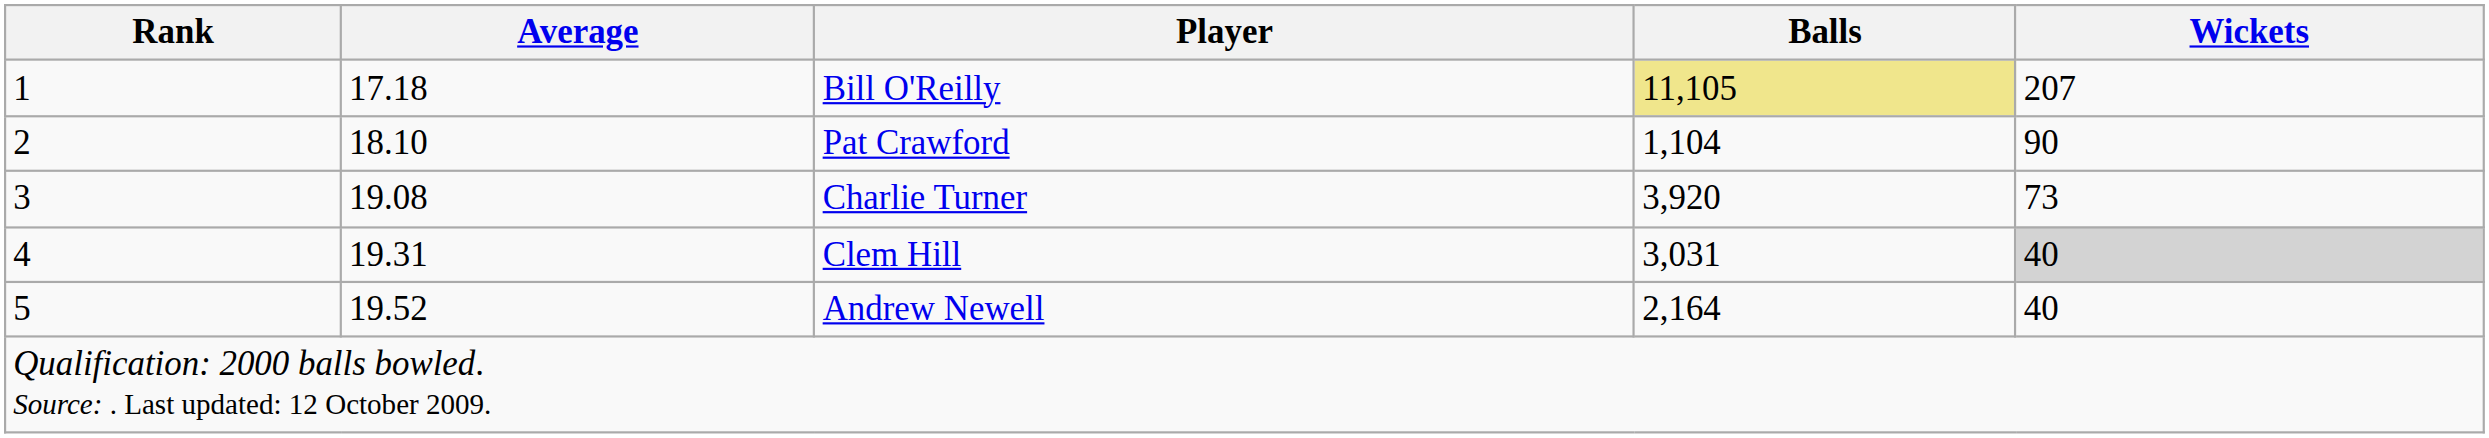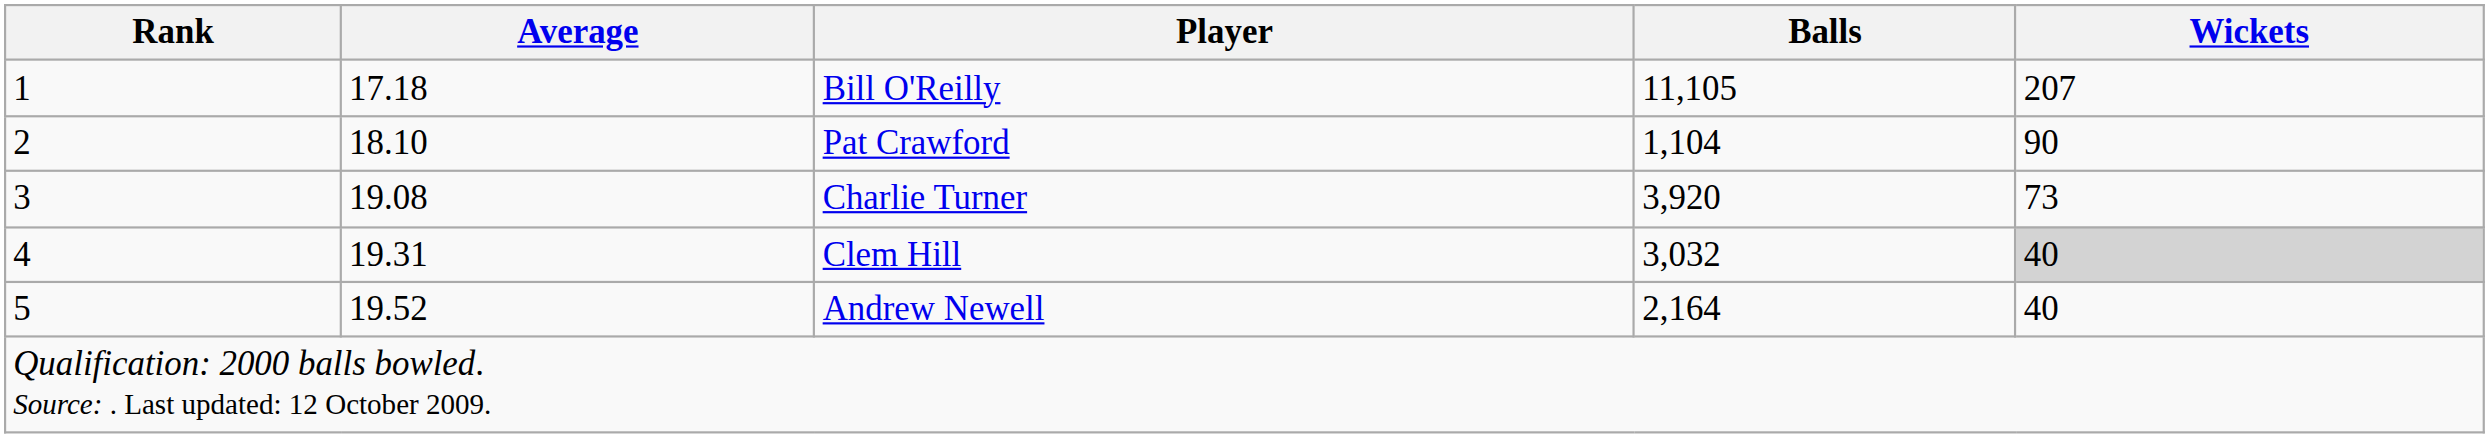(1690, 87) khaki background -> (1690, 87) no background
(1682, 253) 3,031 -> (1682, 253) 3,032
